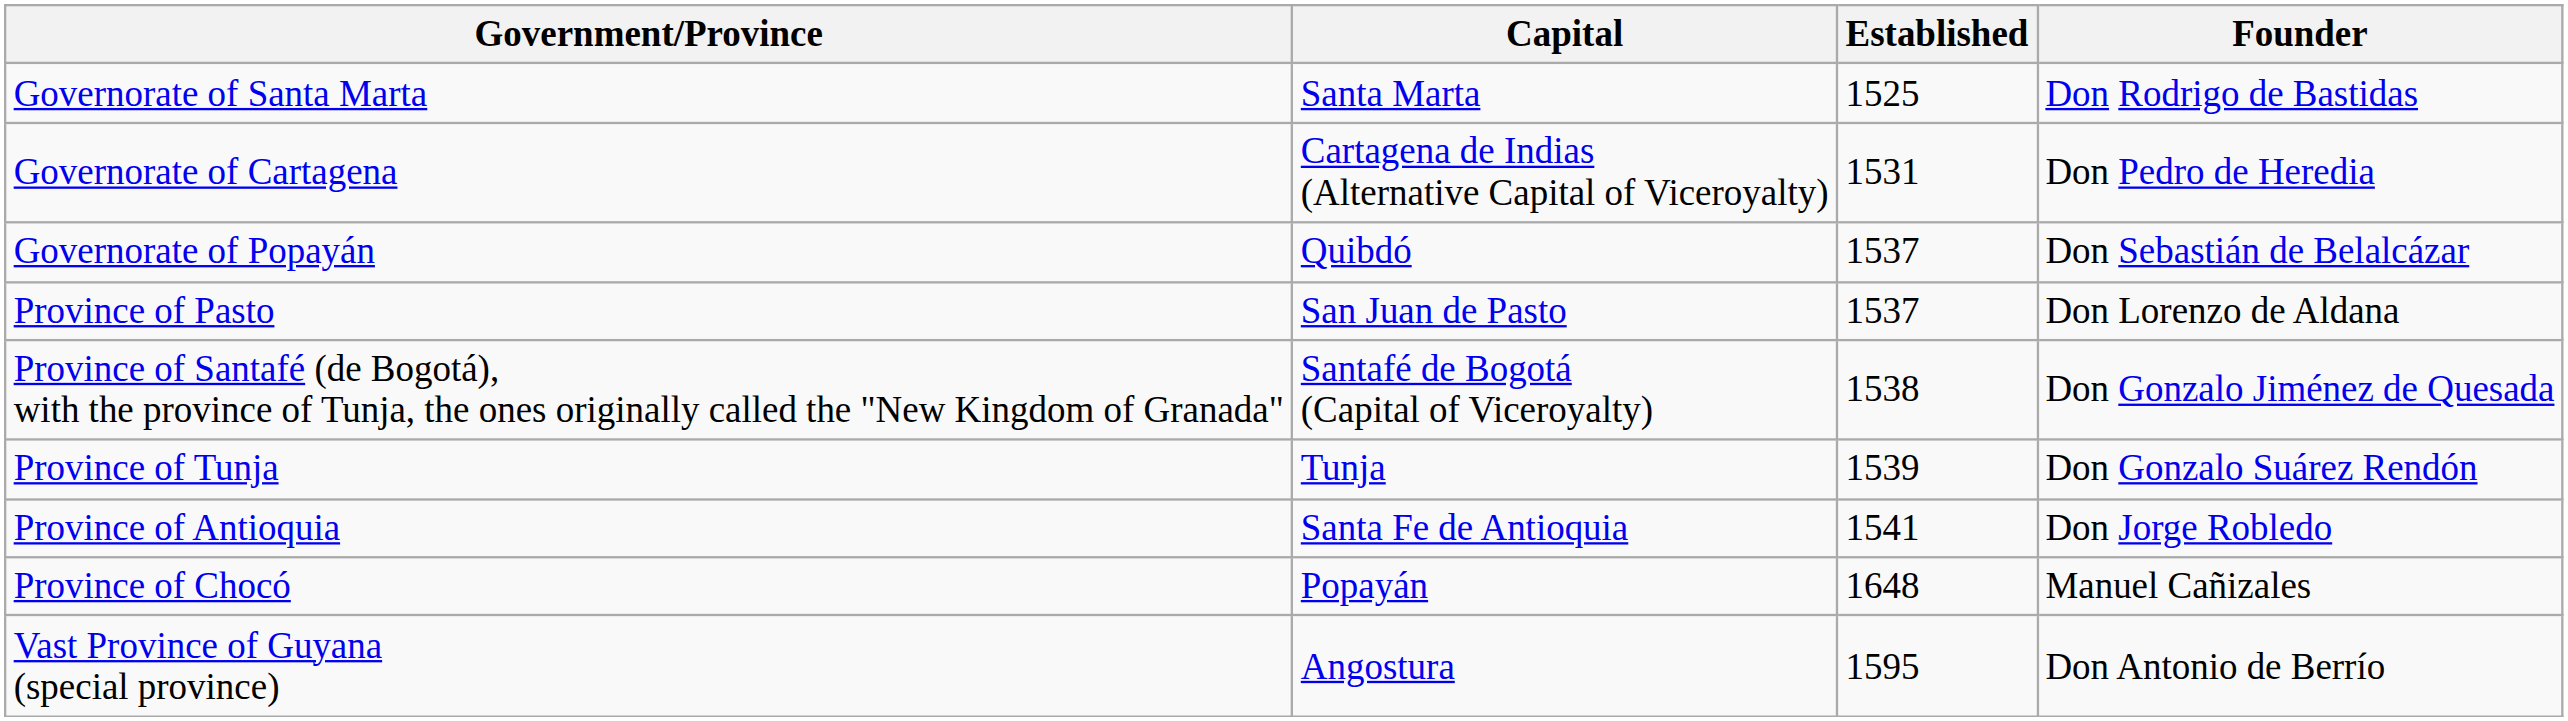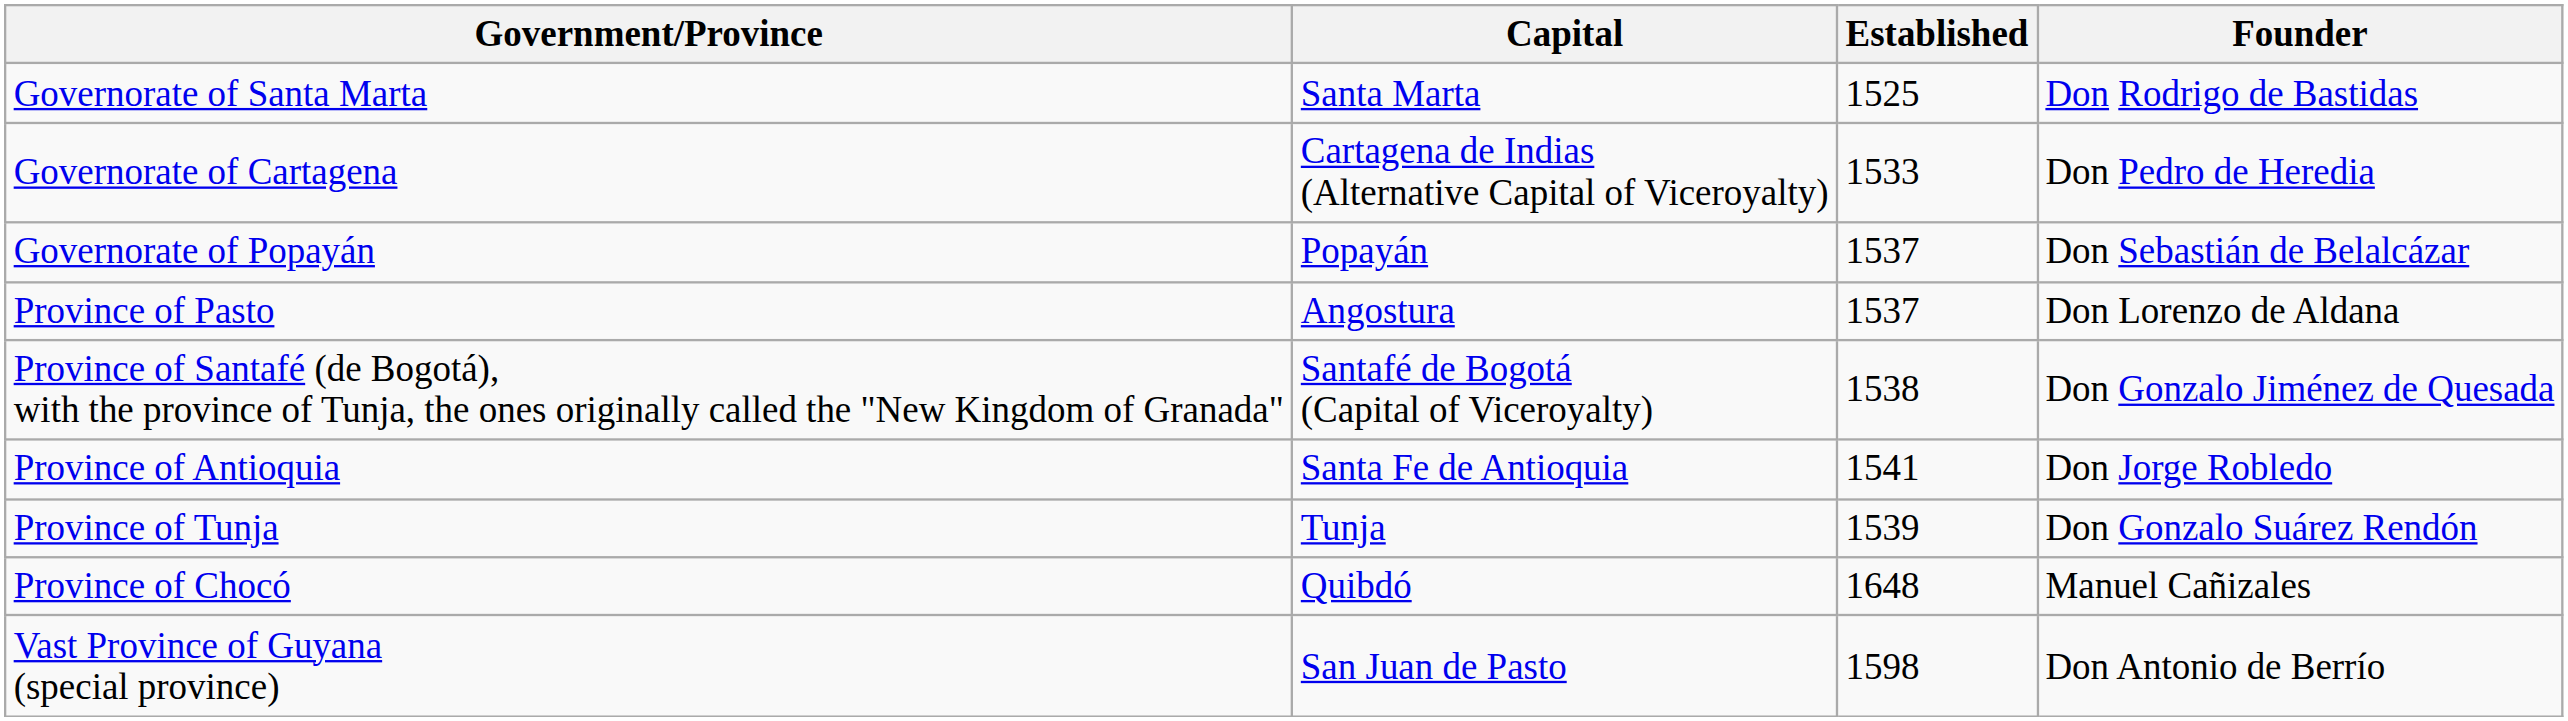(1882, 171) 1531 -> (1882, 171) 1533
(1356, 251) Quibdó -> (1364, 251) Popayán
(1434, 309) San Juan de Pasto -> (1378, 309) Angostura
rows swapped: (146, 468) <-> (177, 527)
(1364, 585) Popayán -> (1356, 585) Quibdó
(1378, 665) Angostura -> (1434, 665) San Juan de Pasto
(1882, 665) 1595 -> (1882, 665) 1598
